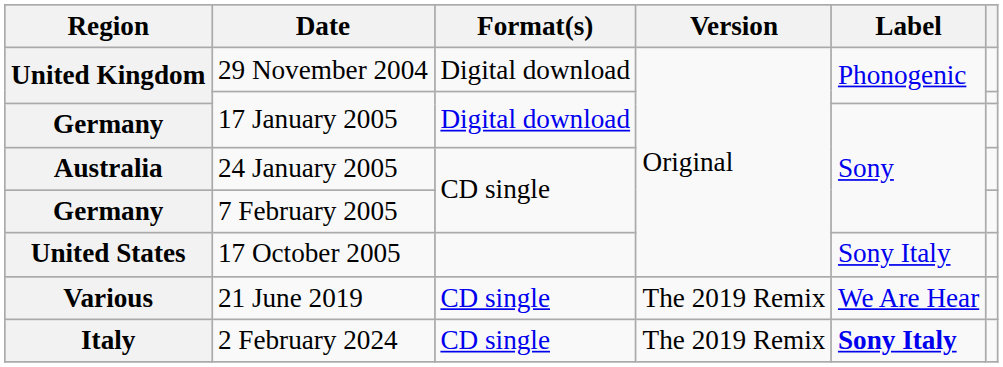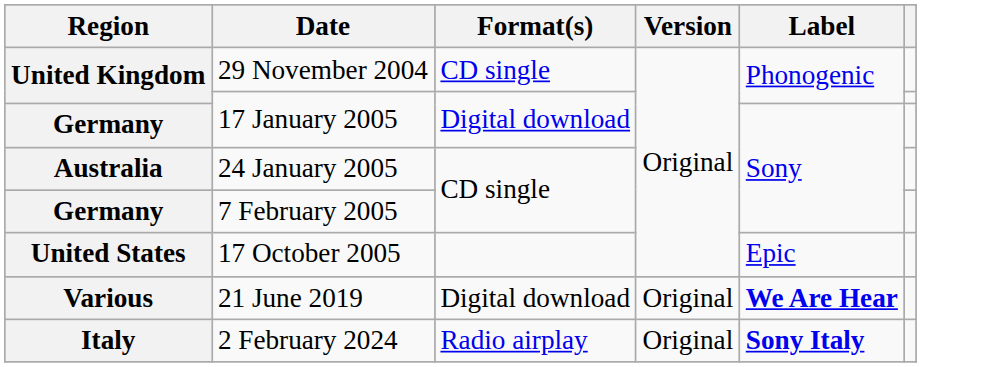(535, 69) Digital download -> (495, 69) CD single
(894, 254) Sony Italy -> (771, 254) Epic
(495, 297) CD single -> (535, 297) Digital download
(734, 297) The 2019 Remix -> (688, 297) Original
(909, 297) normal -> (822, 297) bold
(495, 340) CD single -> (514, 340) Radio airplay
(734, 340) The 2019 Remix -> (688, 340) Original
